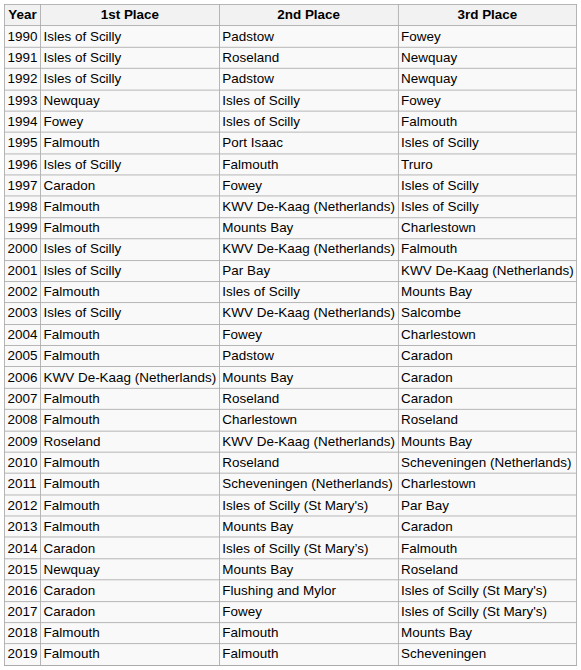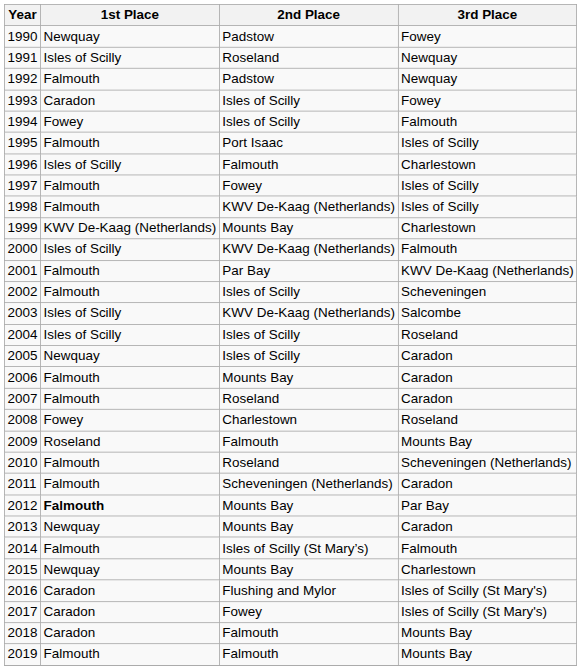(82, 36) Isles of Scilly -> (72, 36) Newquay
(82, 79) Isles of Scilly -> (72, 79) Falmouth
(72, 100) Newquay -> (69, 100) Caradon
(417, 164) Truro -> (438, 164) Charlestown
(69, 185) Caradon -> (72, 185) Falmouth
(72, 228) Falmouth -> (130, 228) KWV De-Kaag (Netherlands)
(82, 270) Isles of Scilly -> (72, 270) Falmouth
(437, 292) Mounts Bay -> (444, 292) Scheveningen
(72, 334) Falmouth -> (82, 334) Isles of Scilly
(242, 334) Fowey -> (261, 334) Isles of Scilly
(438, 334) Charlestown -> (430, 334) Roseland
(72, 356) Falmouth -> (72, 356) Newquay
(248, 356) Padstow -> (261, 356) Isles of Scilly
(130, 377) KWV De-Kaag (Netherlands) -> (72, 377) Falmouth
(72, 420) Falmouth -> (63, 420) Fowey
(309, 441) KWV De-Kaag (Netherlands) -> (250, 441) Falmouth
(438, 484) Charlestown -> (427, 484) Caradon
(72, 505) normal -> (74, 505) bold
(295, 505) Isles of Scilly (St Mary's) -> (258, 505) Mounts Bay
(72, 526) Falmouth -> (72, 526) Newquay
(69, 548) Caradon -> (72, 548) Falmouth
(430, 569) Roseland -> (438, 569) Charlestown
(72, 633) Falmouth -> (69, 633) Caradon
(444, 654) Scheveningen -> (437, 654) Mounts Bay
